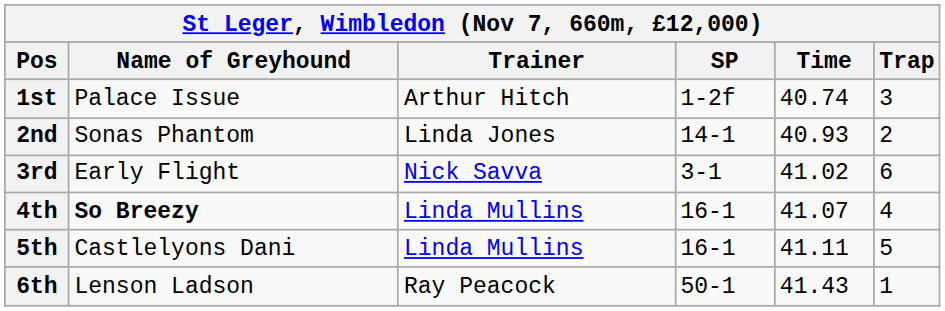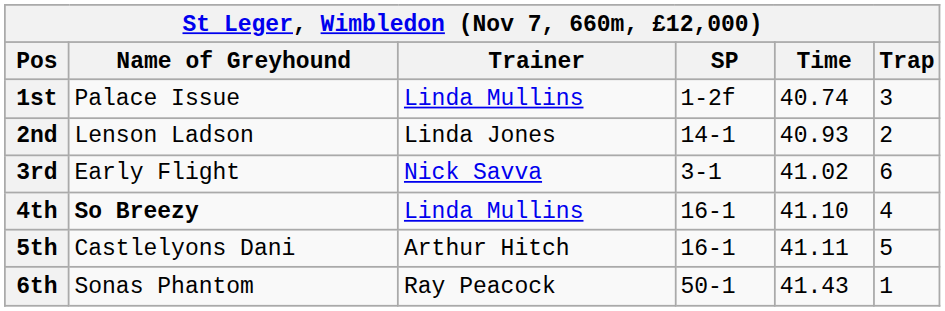(487, 99) Arthur Hitch -> (494, 99) Linda Mullins
(164, 136) Sonas Phantom -> (164, 136) Lenson Ladson
(814, 211) 41.07 -> (814, 211) 41.10
(494, 249) Linda Mullins -> (487, 249) Arthur Hitch
(164, 286) Lenson Ladson -> (164, 286) Sonas Phantom
